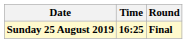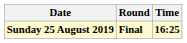columns swapped: (131, 13) <-> (164, 13)
